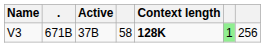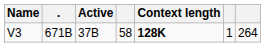(229, 32) lightgreen background -> (229, 32) no background
(248, 32) 256 -> (248, 32) 264
